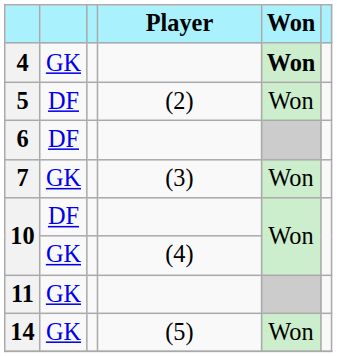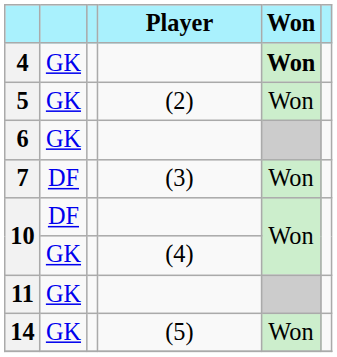(63, 100) DF -> (63, 100) GK
(63, 139) DF -> (63, 139) GK
(63, 178) GK -> (63, 178) DF
